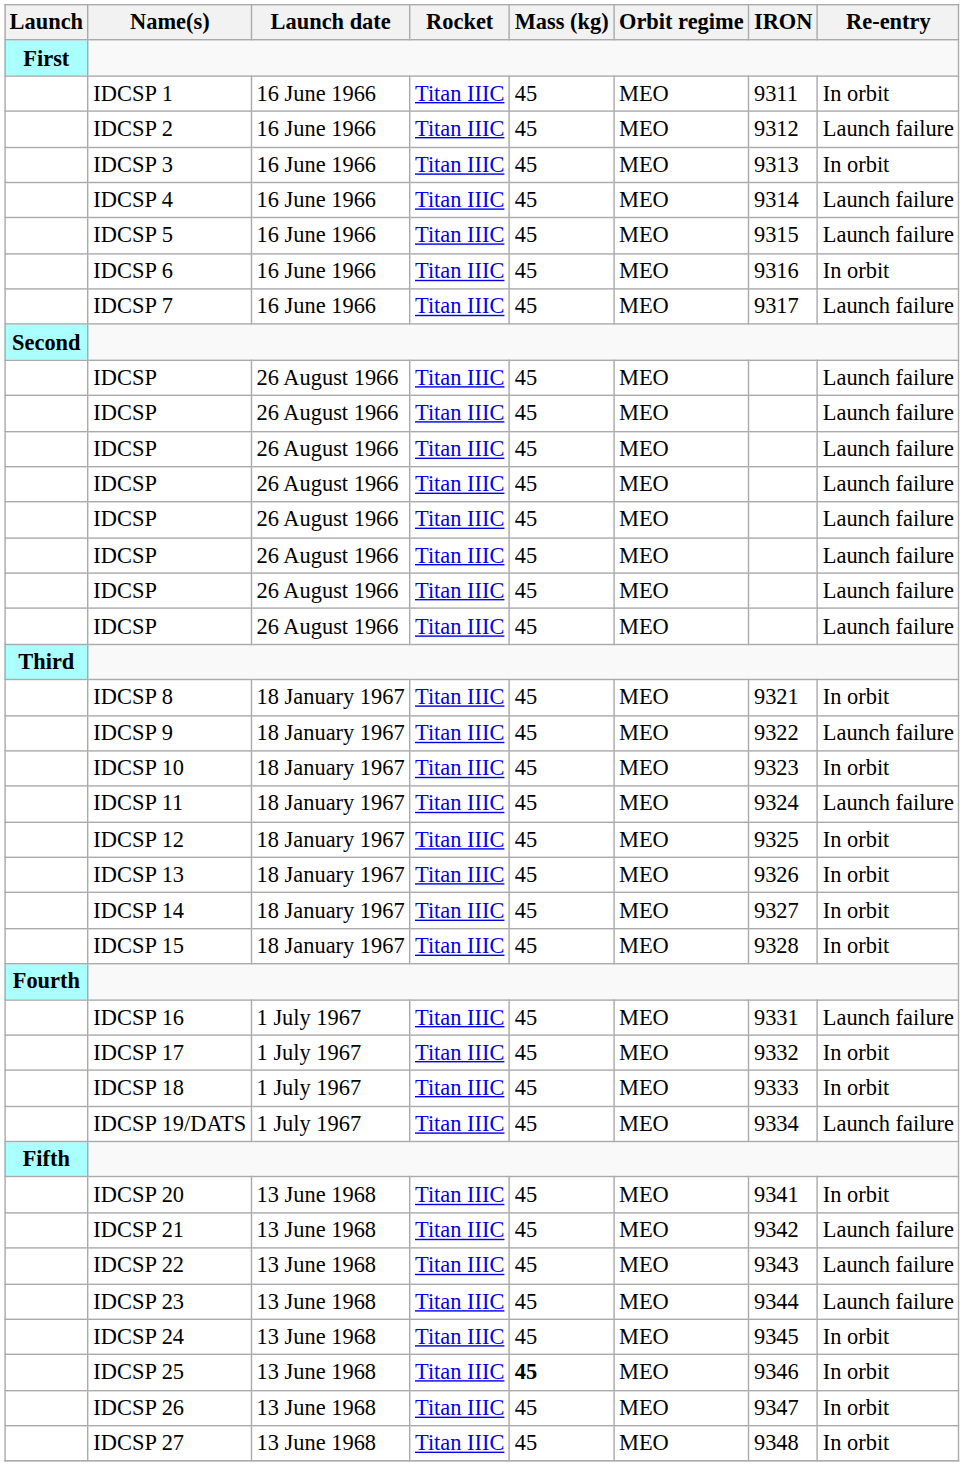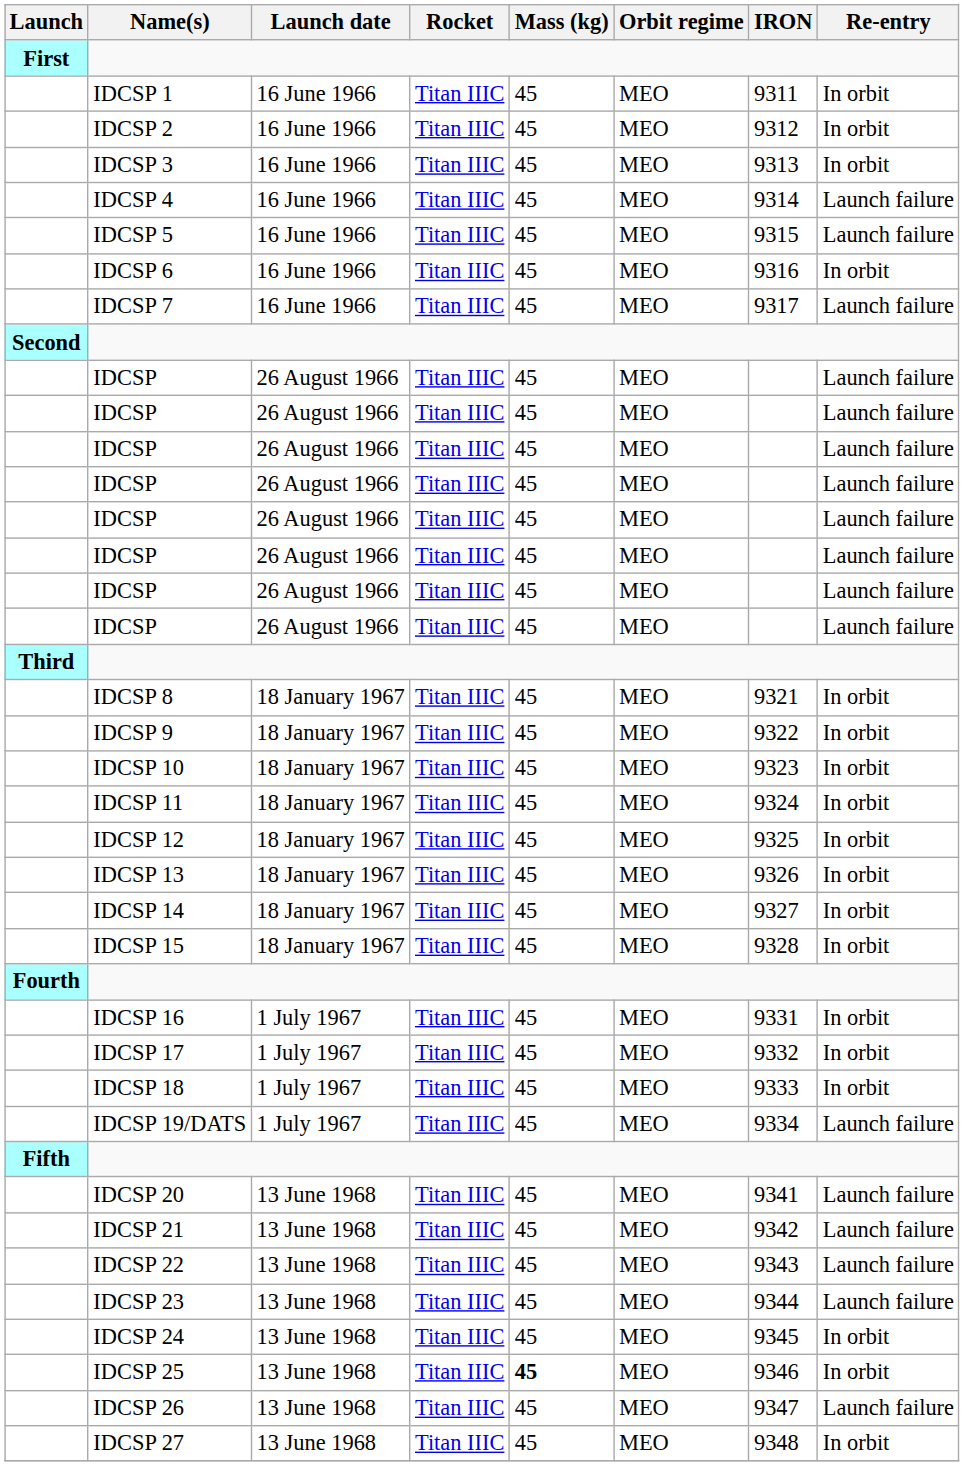(888, 128) Launch failure -> (856, 128) In orbit
(888, 732) Launch failure -> (856, 732) In orbit
(888, 803) Launch failure -> (856, 803) In orbit
(888, 1016) Launch failure -> (856, 1016) In orbit
(856, 1194) In orbit -> (888, 1194) Launch failure
(856, 1407) In orbit -> (888, 1407) Launch failure
